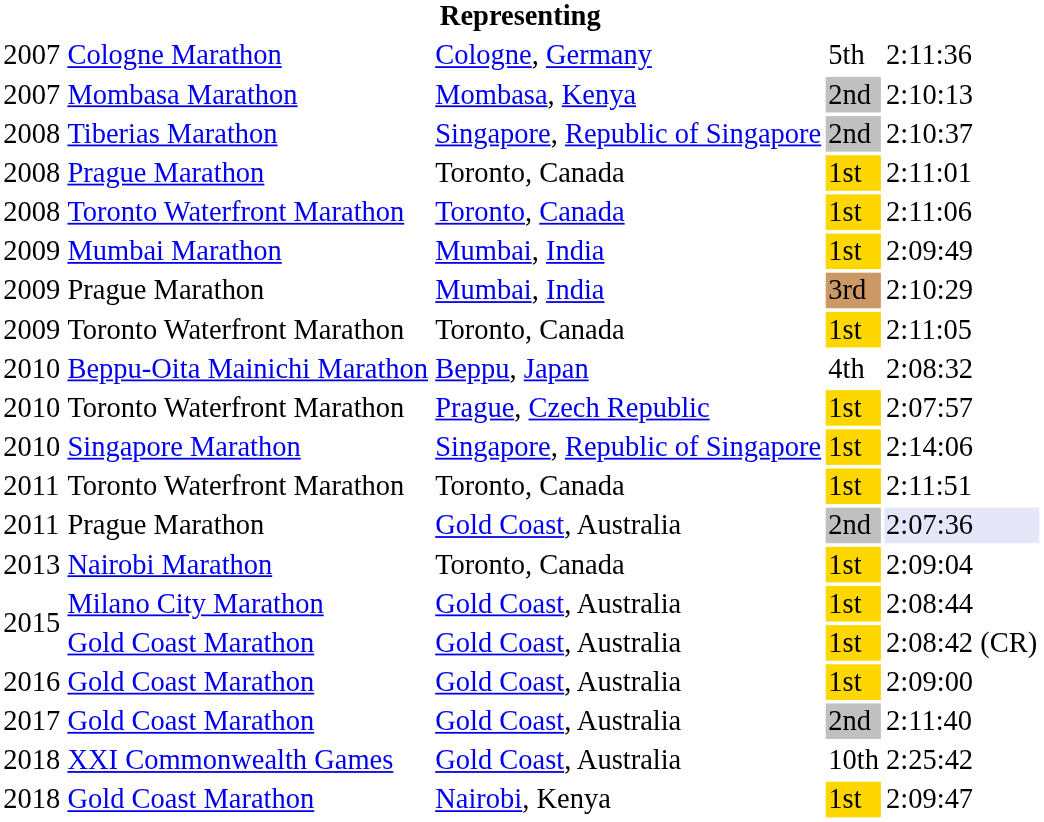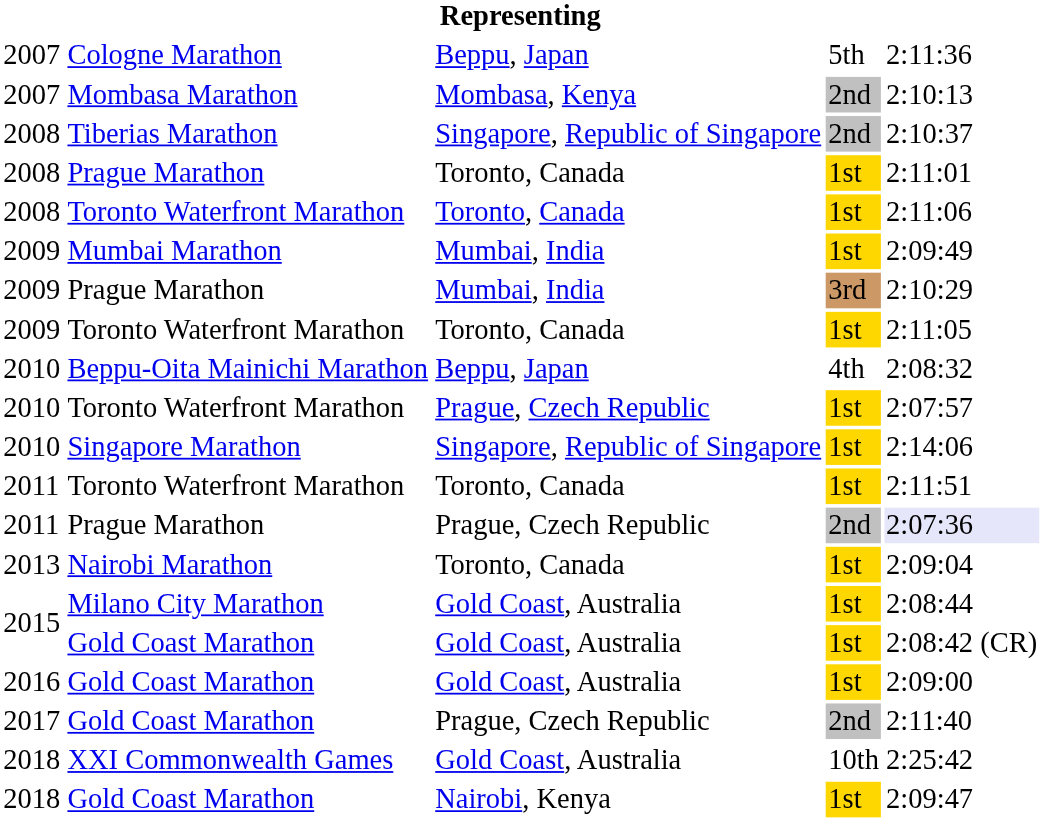(544, 55) Cologne, Germany -> (512, 55) Beppu, Japan
(558, 525) Gold Coast, Australia -> (572, 525) Prague, Czech Republic
(558, 720) Gold Coast, Australia -> (572, 720) Prague, Czech Republic
